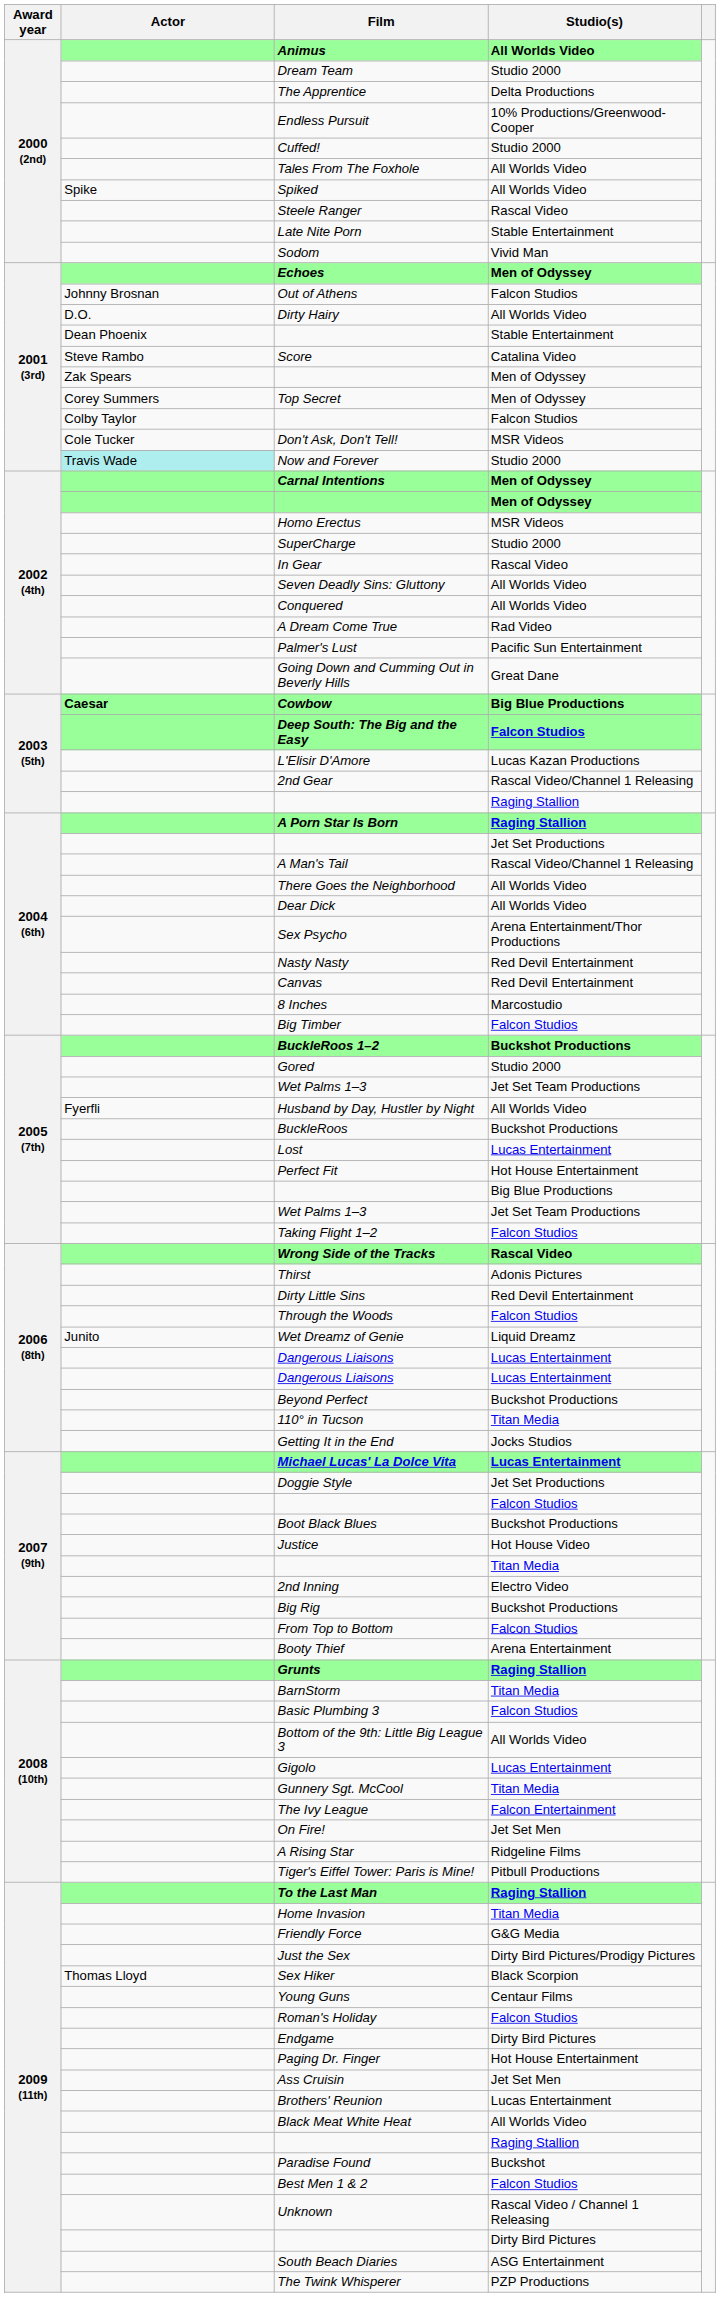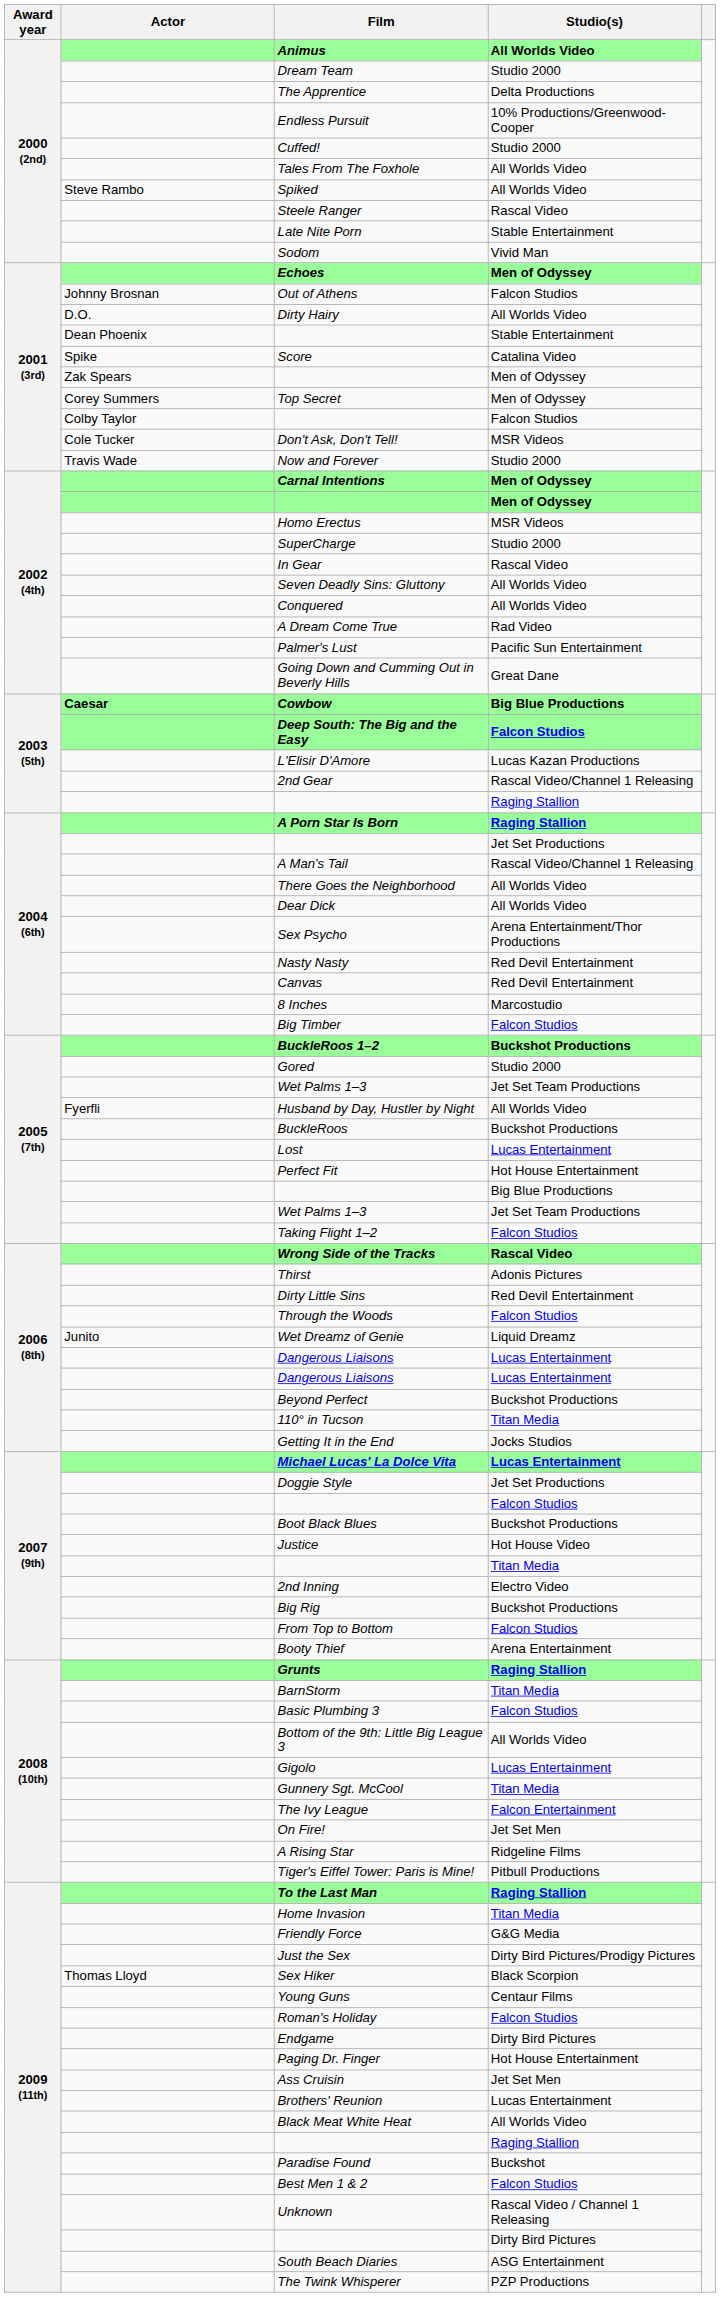(81, 190) Spike -> (104, 190) Steve Rambo
(104, 356) Steve Rambo -> (81, 356) Spike
(101, 460) paleturquoise background -> (101, 460) no background
